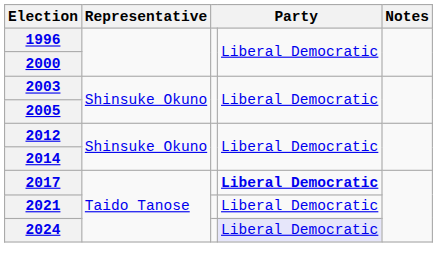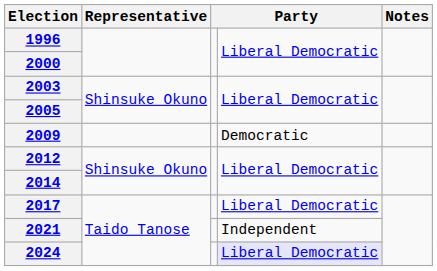+ row: (43, 135)
(300, 183) bold -> (300, 206) normal
(300, 206) Liberal Democratic -> (269, 230) Independent
